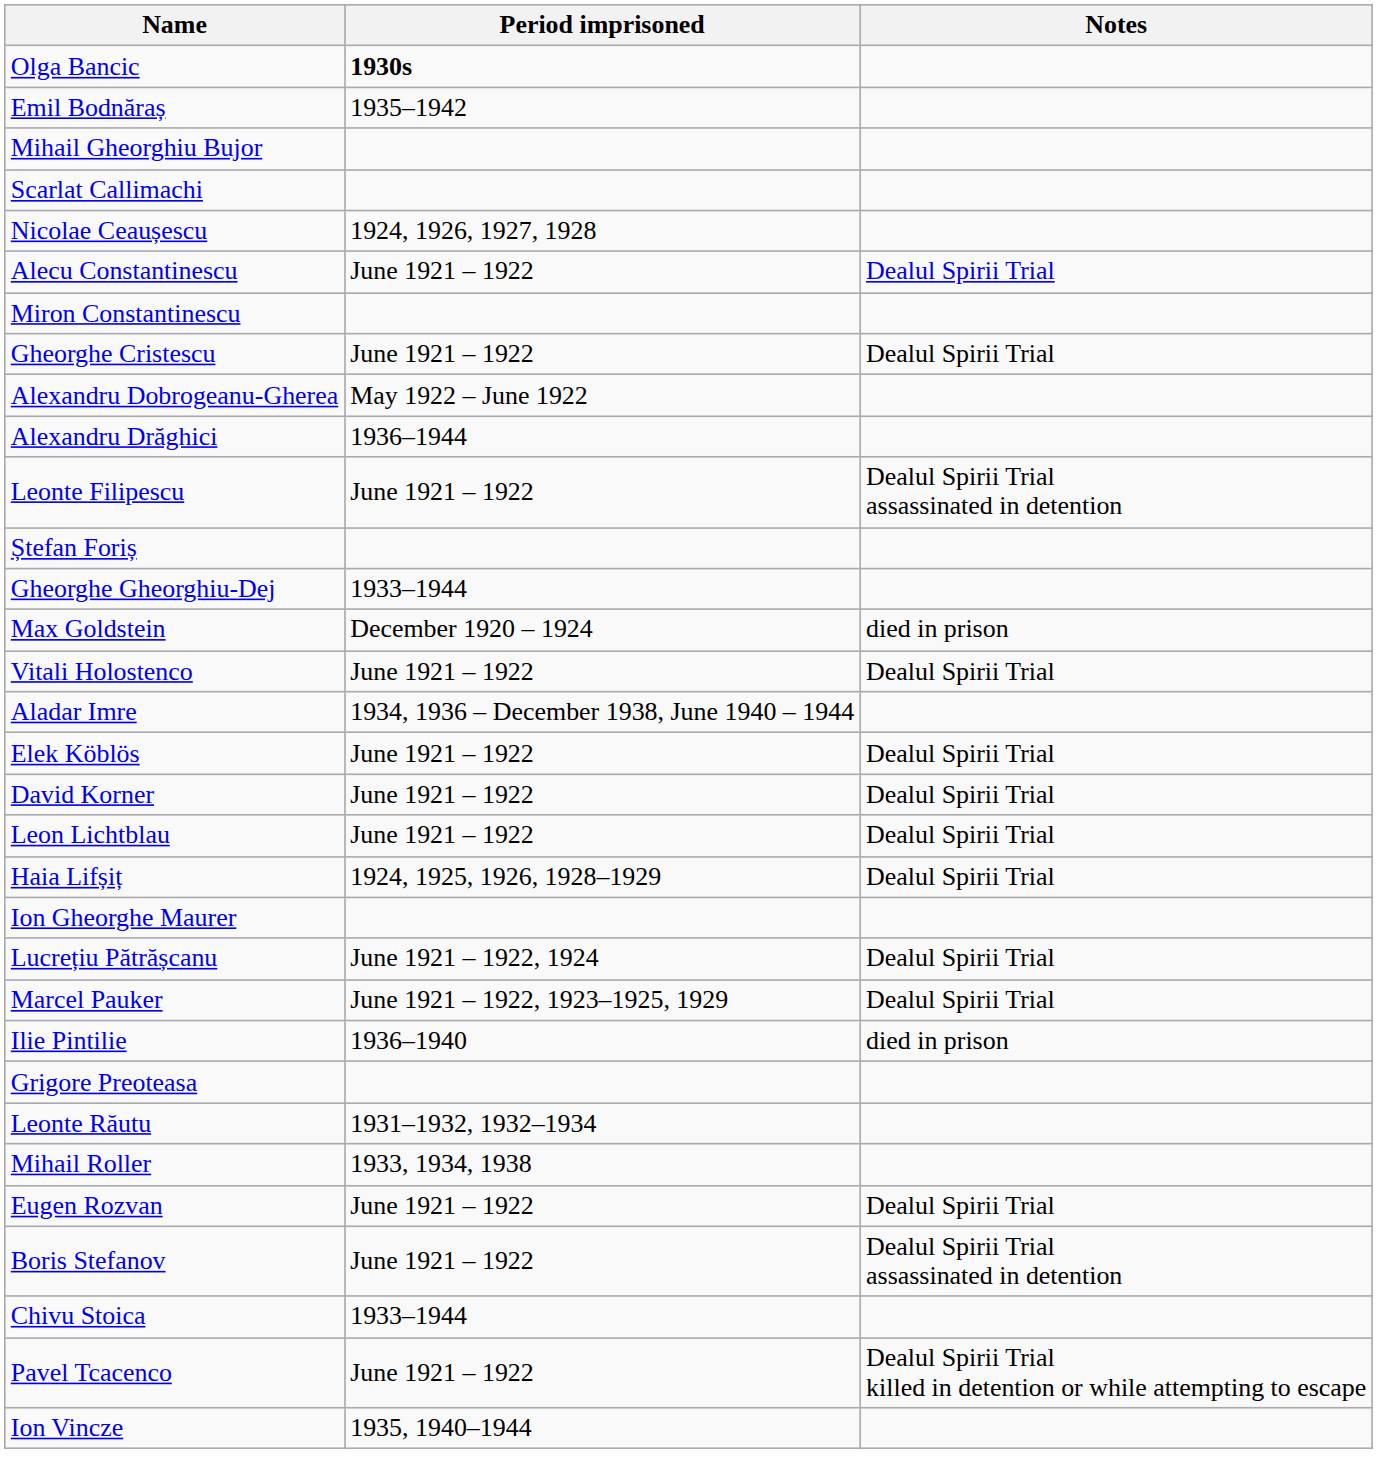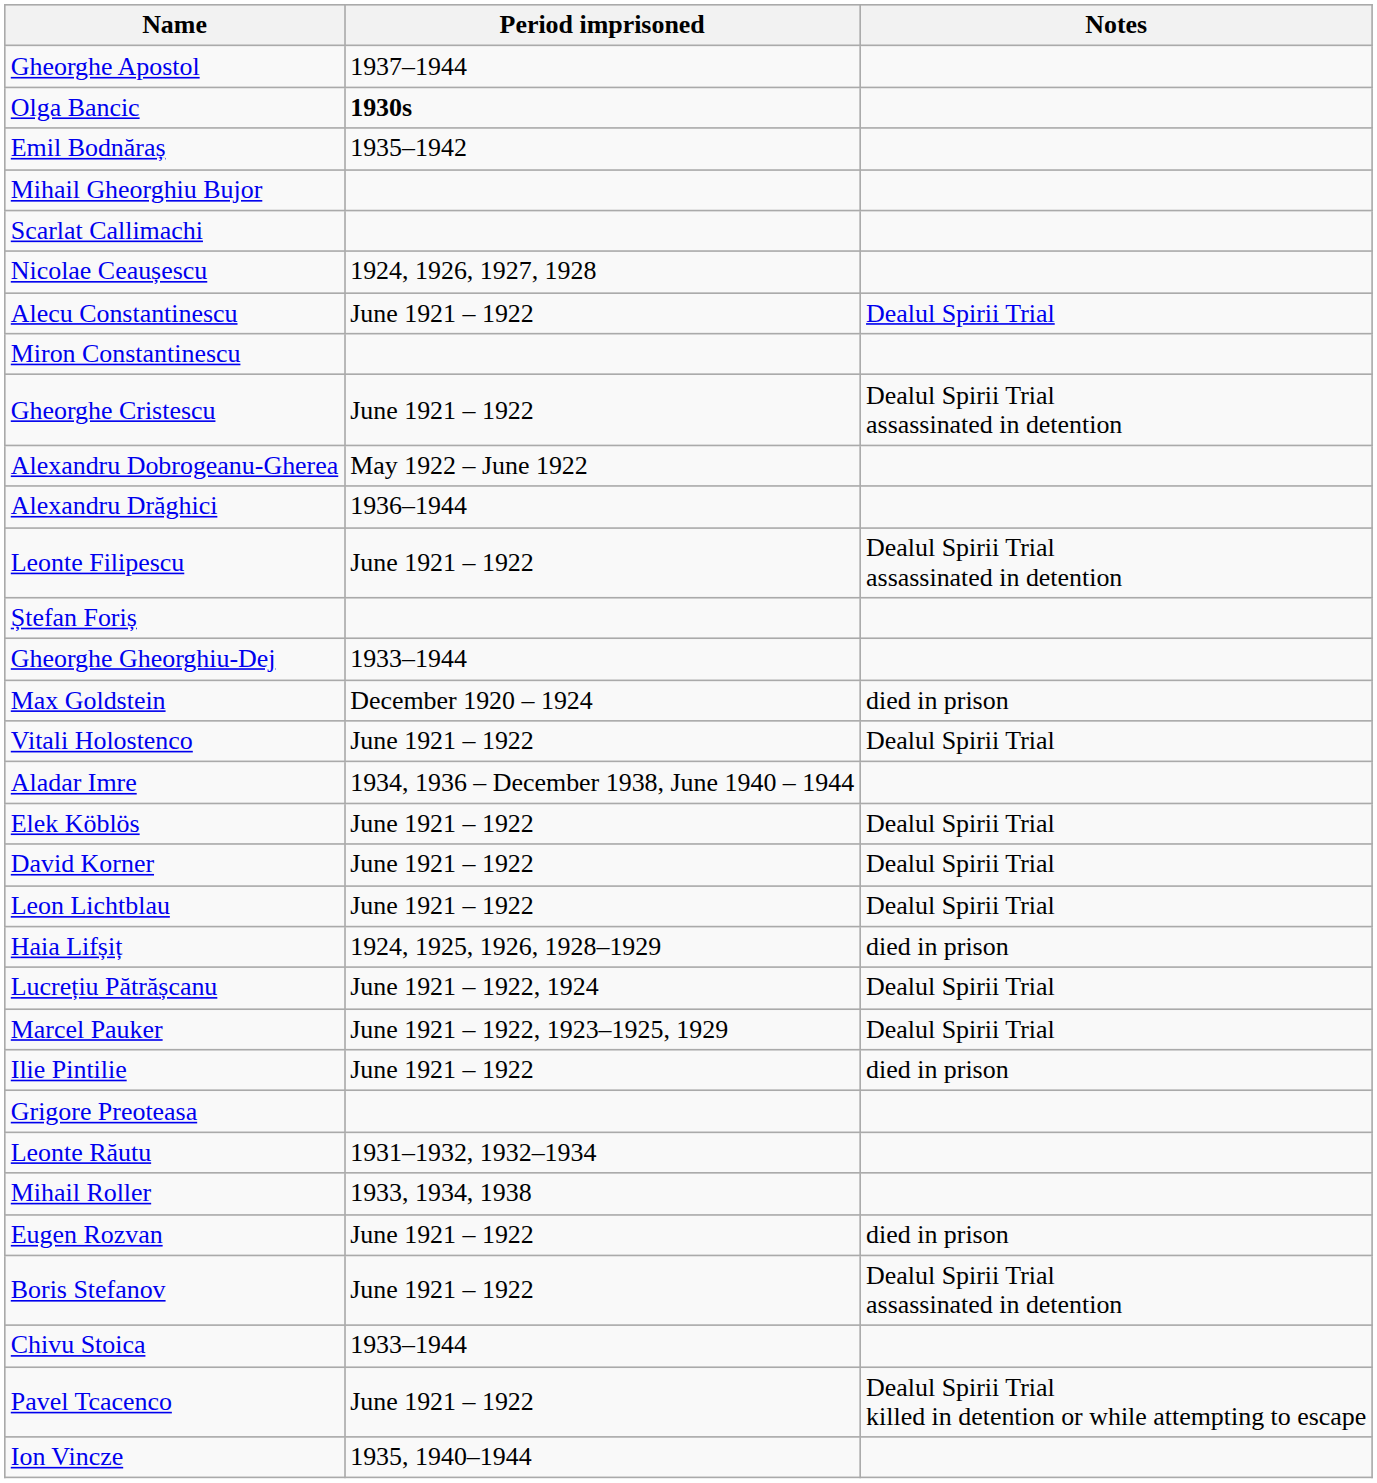+ row: (105, 66)
(960, 353) Dealul Spirii Trial -> (994, 409) Dealul Spirii Trial assassinated in detention
(960, 876) Dealul Spirii Trial -> (937, 946) died in prison
- row: (124, 917)
(409, 1040) 1936–1940 -> (442, 1069) June 1921 – 1922
(960, 1205) Dealul Spirii Trial -> (937, 1234) died in prison
